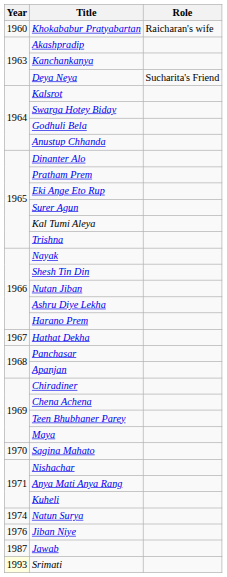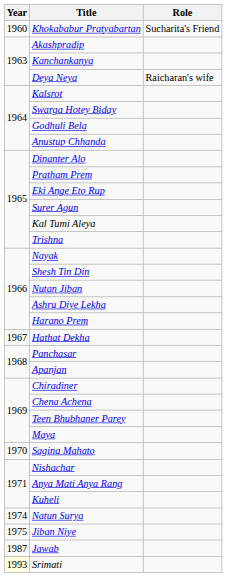(180, 28) Raicharan's wife -> (182, 28) Sucharita's Friend
(182, 77) Sucharita's Friend -> (180, 77) Raicharan's wife
(17, 532) 1976 -> (17, 532) 1975
